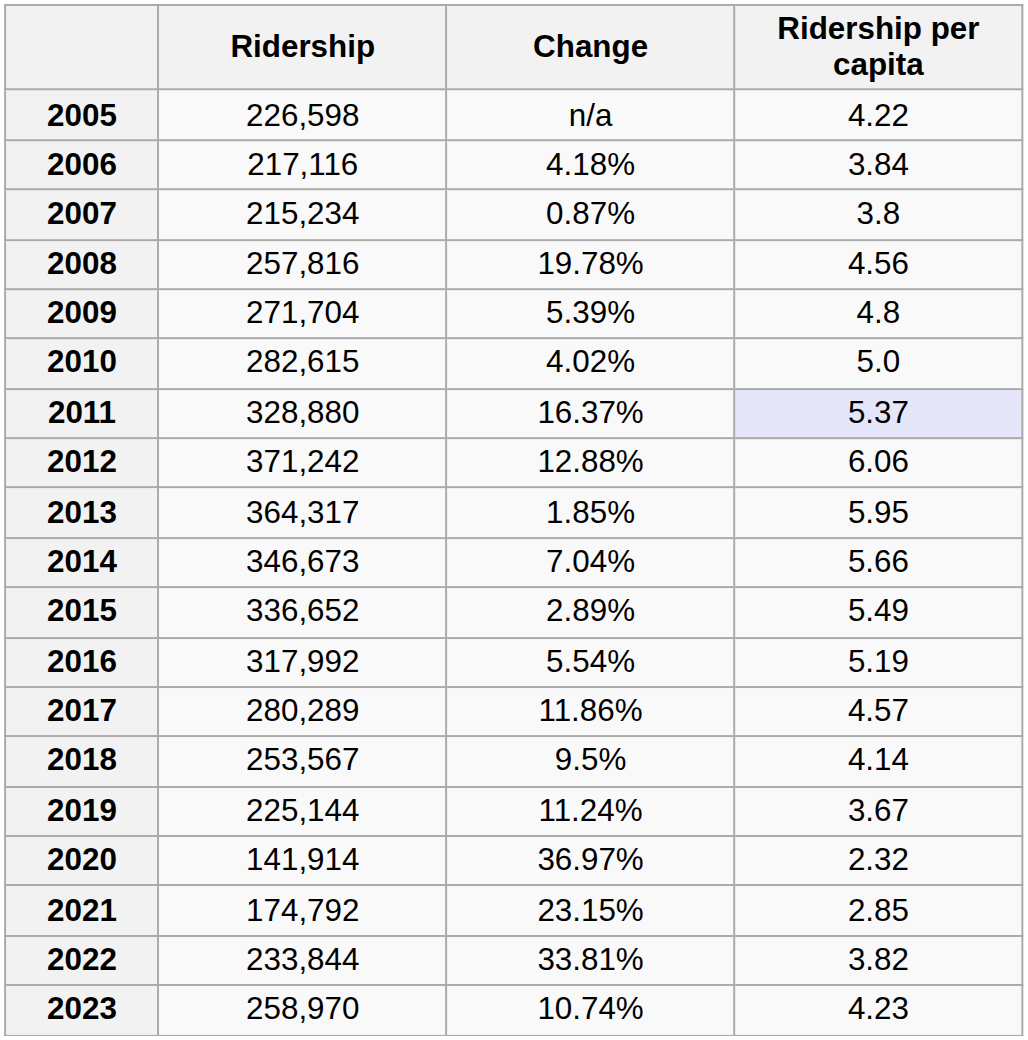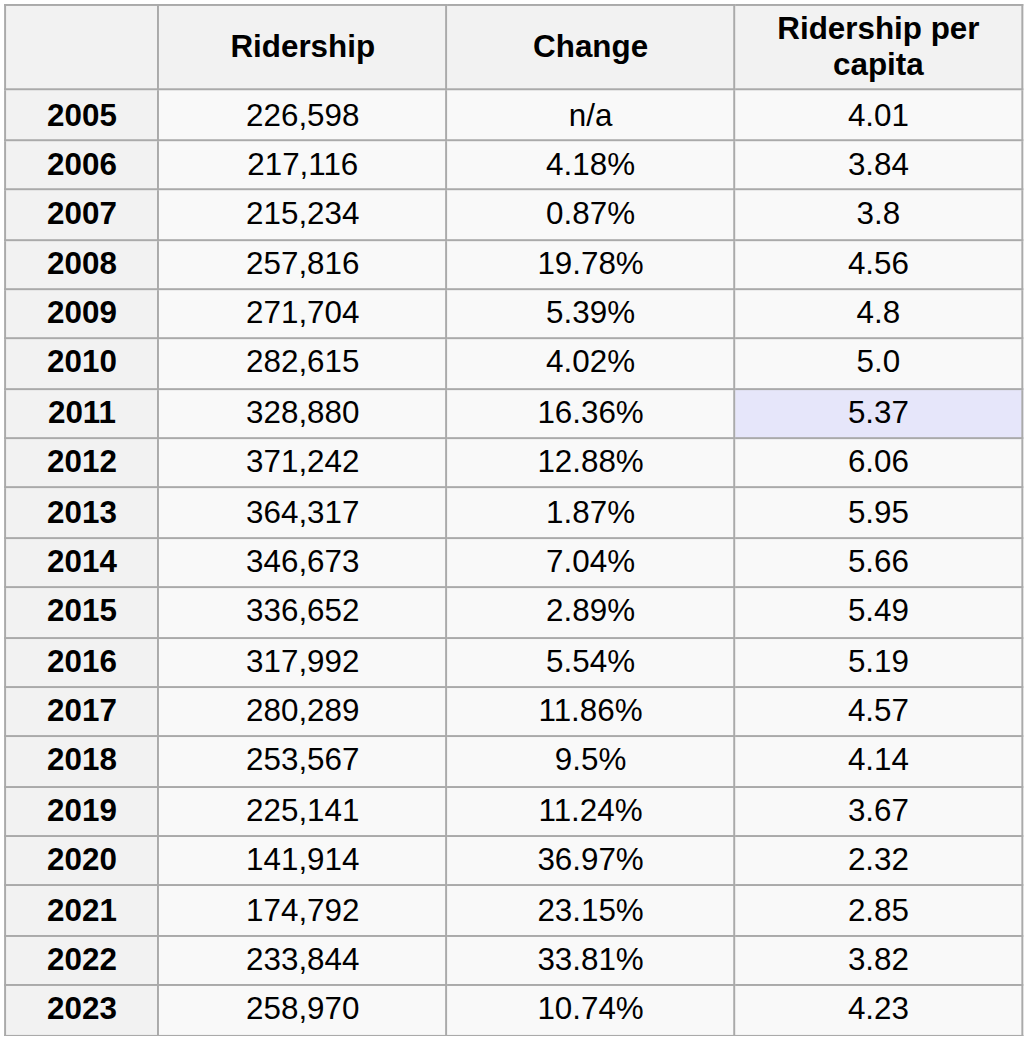(878, 114) 4.22 -> (878, 114) 4.01
(591, 412) 16.37% -> (591, 412) 16.36%
(591, 512) 1.85% -> (591, 512) 1.87%
(303, 810) 225,144 -> (303, 810) 225,141
